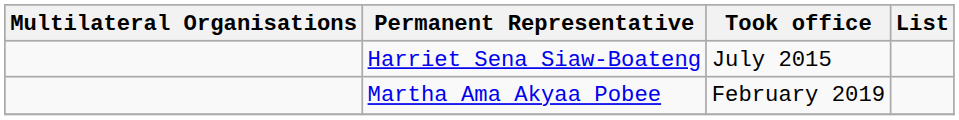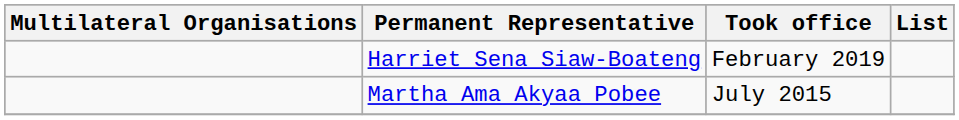(772, 59) July 2015 -> (798, 59) February 2019
(798, 95) February 2019 -> (772, 95) July 2015
